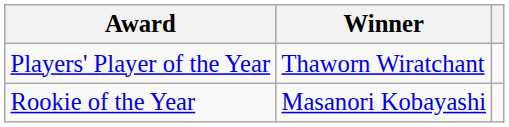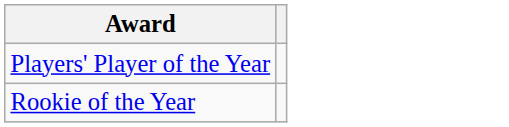- column: (384, 24)
